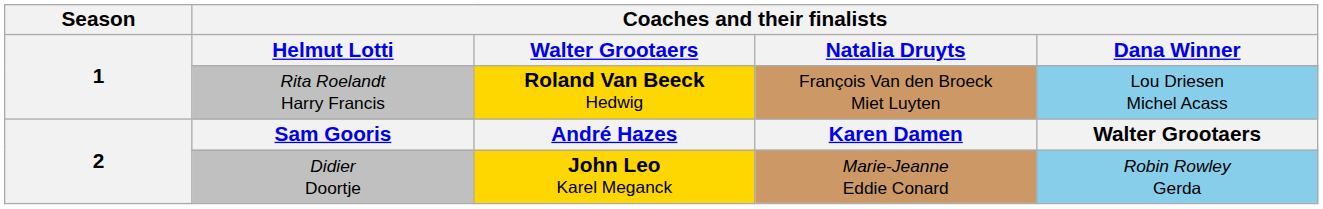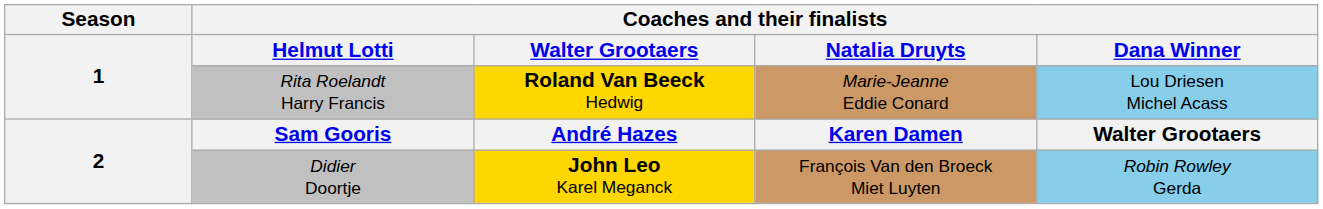(896, 92) François Van den Broeck Miet Luyten -> (896, 92) Marie-Jeanne Eddie Conard
(896, 176) Marie-Jeanne Eddie Conard -> (896, 176) François Van den Broeck Miet Luyten
